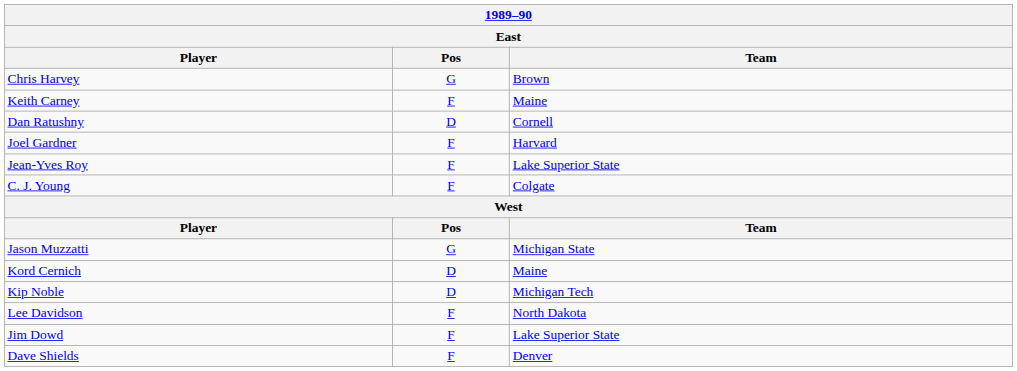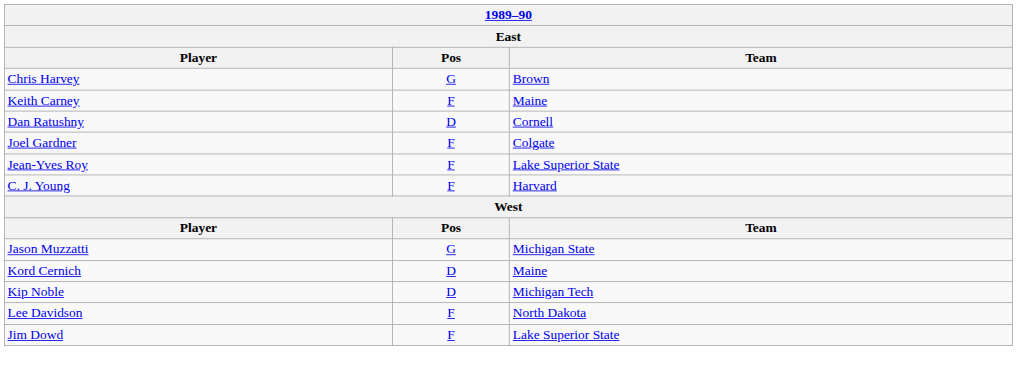(535, 143) Harvard -> (534, 143) Colgate
(534, 185) Colgate -> (535, 185) Harvard
- row: (43, 356)
